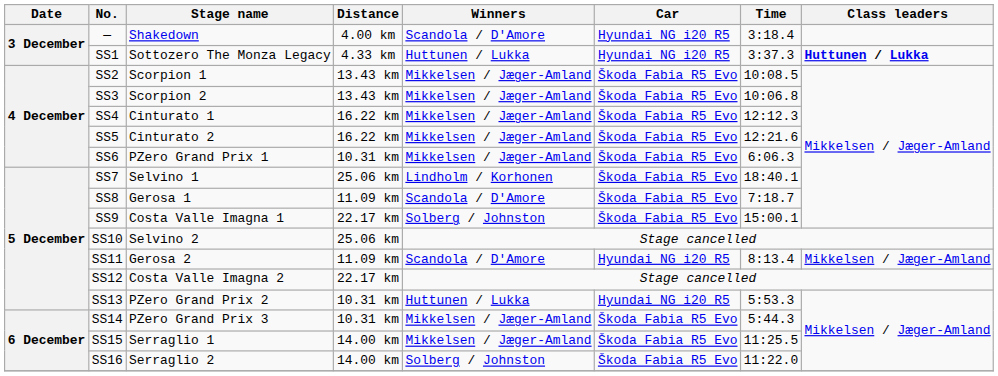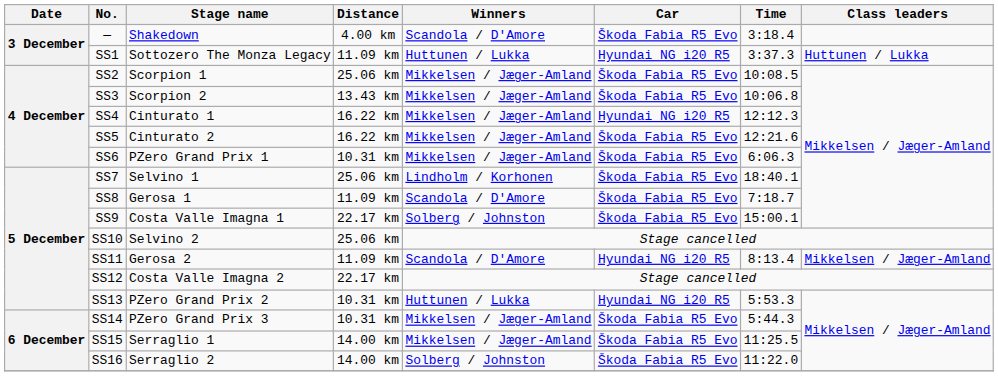(664, 35) Hyundai NG i20 R5 -> (668, 35) Škoda Fabia R5 Evo
(368, 56) 4.33 km -> (368, 56) 11.09 km
(867, 56) bold -> (867, 56) normal
(368, 76) 13.43 km -> (368, 76) 25.06 km
(668, 117) Škoda Fabia R5 Evo -> (664, 117) Hyundai NG i20 R5
